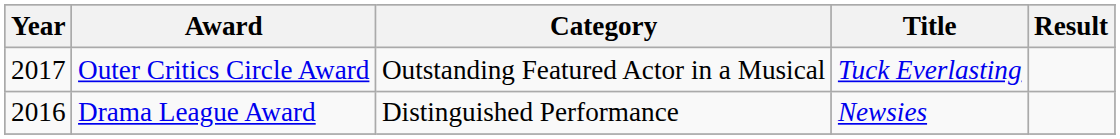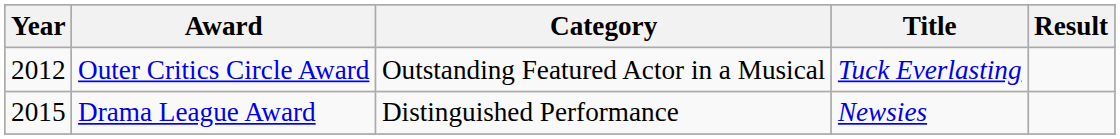(38, 69) 2017 -> (38, 69) 2012
(38, 112) 2016 -> (38, 112) 2015
